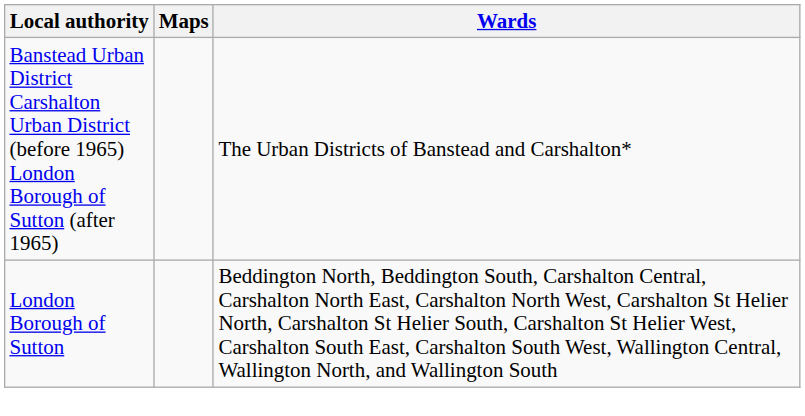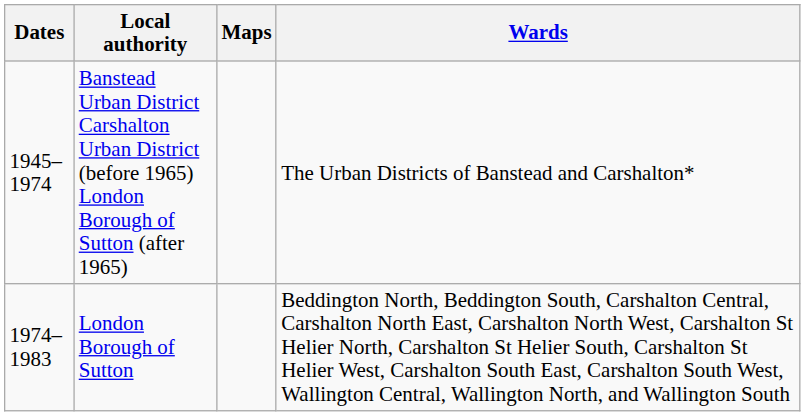+ column: (39, 32)
